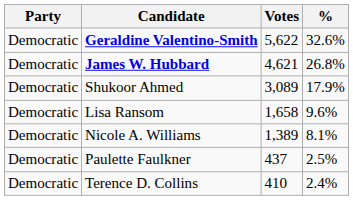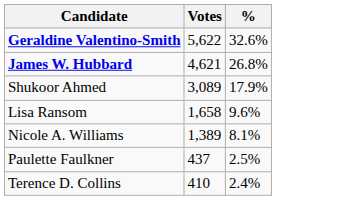- column: (43, 16)
